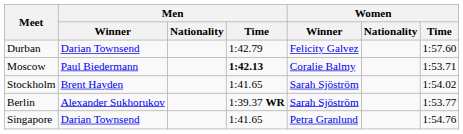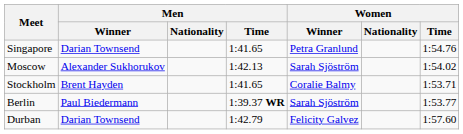rows swapped: (24, 48) <-> (30, 119)
(99, 66) Paul Biedermann -> (113, 66) Alexander Sukhorukov
(246, 66) bold -> (246, 66) normal
(323, 66) Coralie Balmy -> (324, 66) Sarah Sjöström
(439, 66) 1:53.71 -> (439, 66) 1:54.02
(324, 84) Sarah Sjöström -> (323, 84) Coralie Balmy
(439, 84) 1:54.02 -> (439, 84) 1:53.71
(113, 102) Alexander Sukhorukov -> (99, 102) Paul Biedermann
